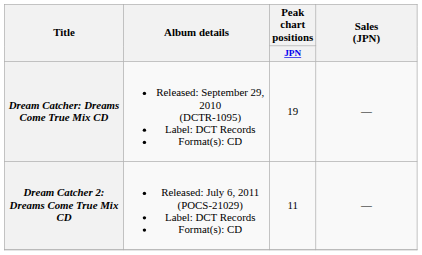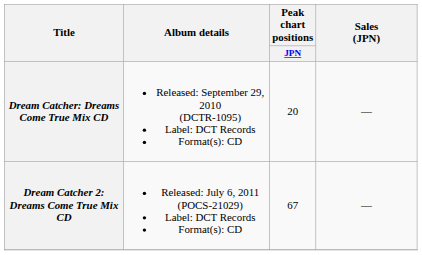(293, 111) 19 -> (293, 111) 20
(293, 205) 11 -> (293, 205) 67
